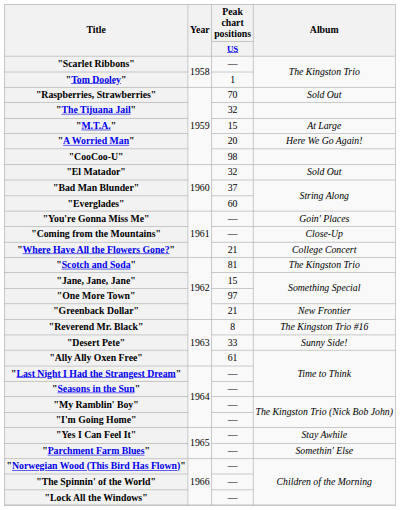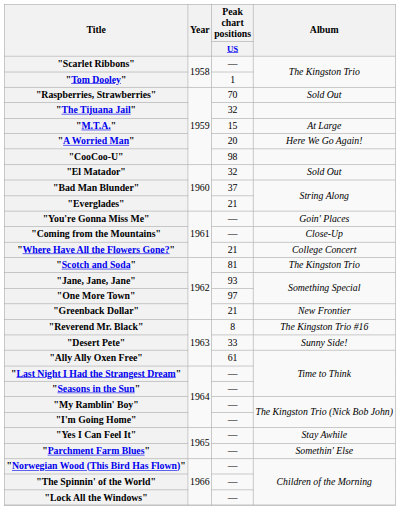(233, 203) 60 -> (233, 203) 21
(233, 280) 15 -> (233, 280) 93
